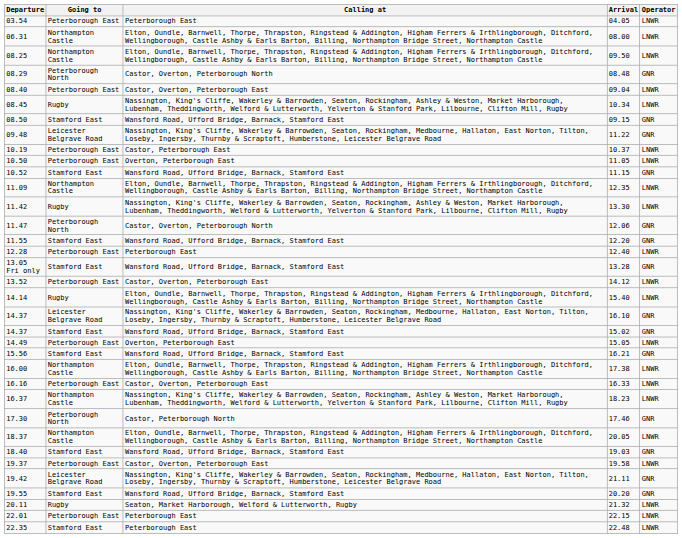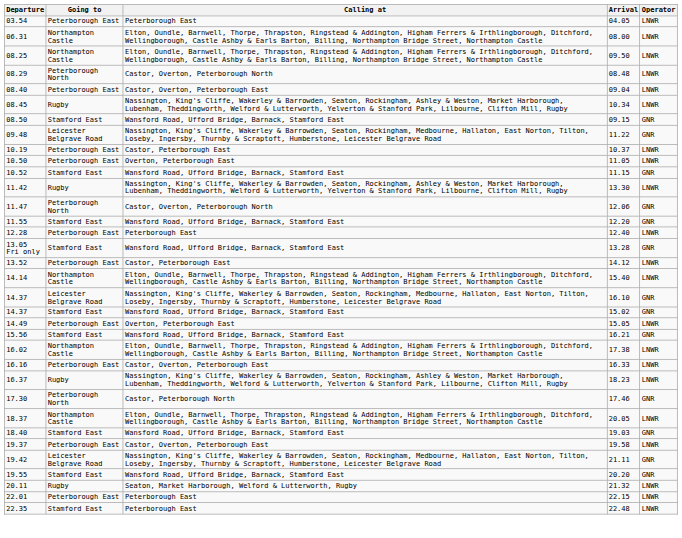(648, 74) GNR -> (650, 74) LNWR
- row: (619, 188)
(197, 282) Castor, Overton, Peterborough East -> (178, 263) Castor, Peterborough East
(58, 297) Rugby -> (71, 278) Northampton Castle
(17, 369) 16.00 -> (17, 350) 16.02
(71, 399) Northampton Castle -> (58, 380) Rugby
